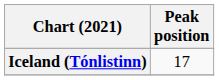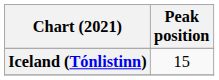(182, 61) 17 -> (182, 61) 15
